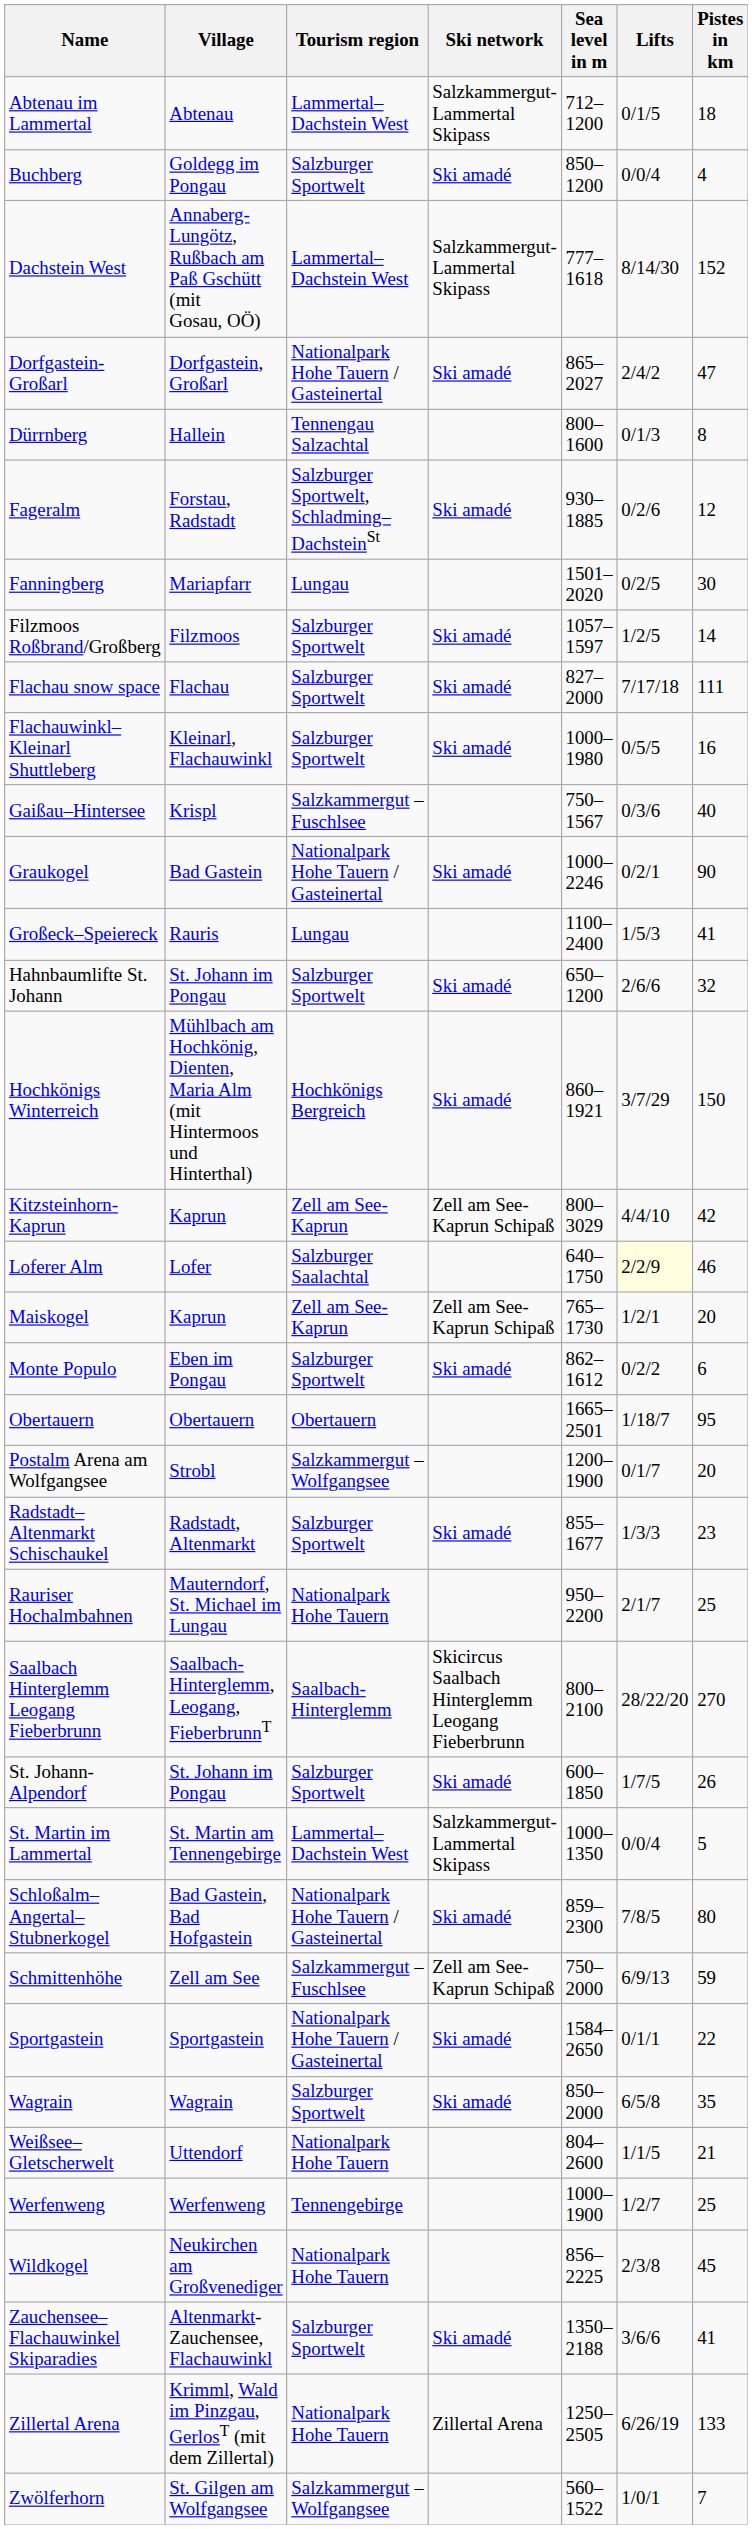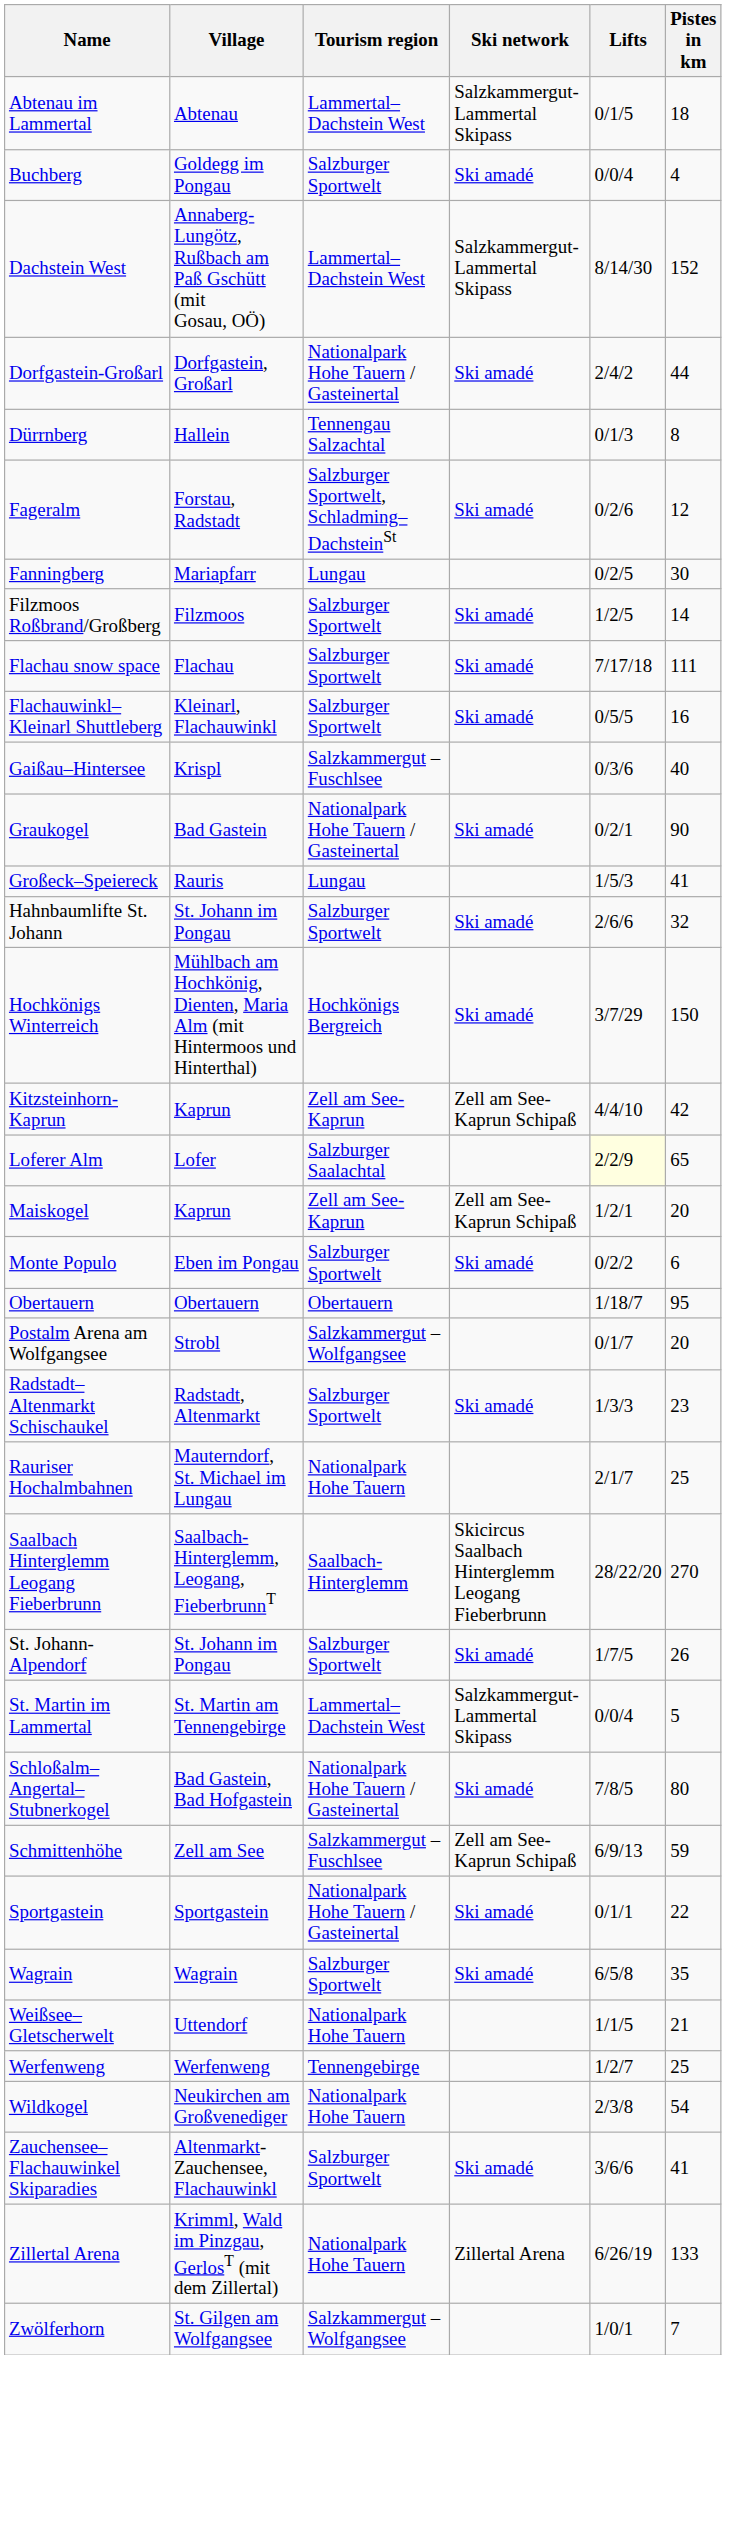- column: (589, 40)
(707, 372) 47 -> (680, 372) 44
(707, 1266) 46 -> (680, 1160) 65
(707, 2265) 45 -> (680, 2106) 54
